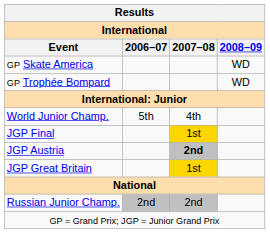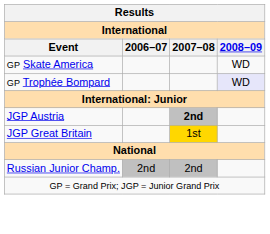(241, 82) no background -> (241, 82) lavender background
- row: (58, 116)
- row: (31, 133)
